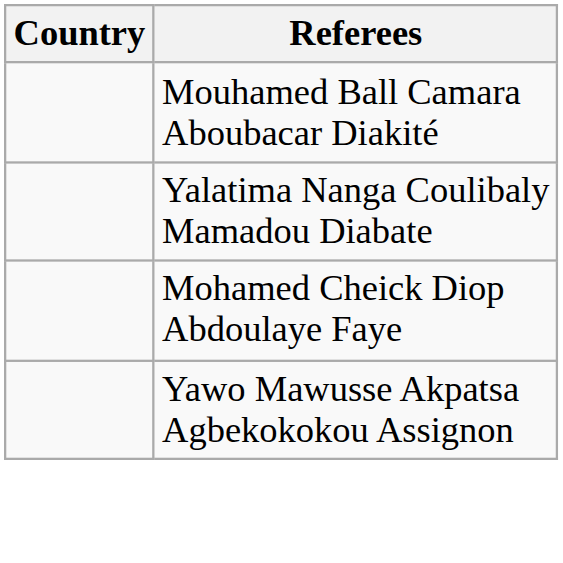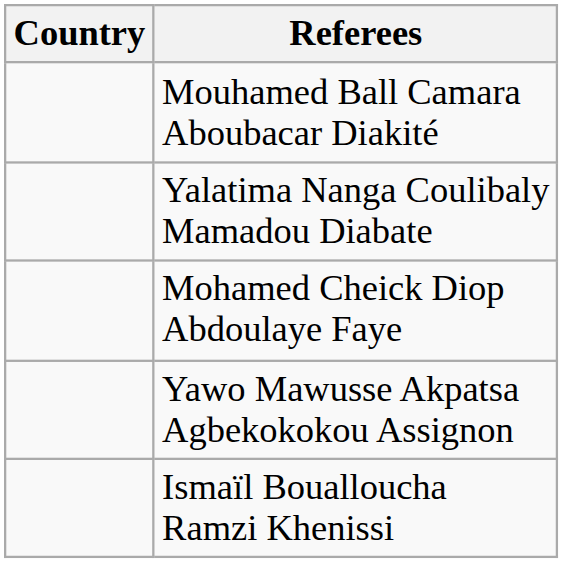+ row: (304, 507)
